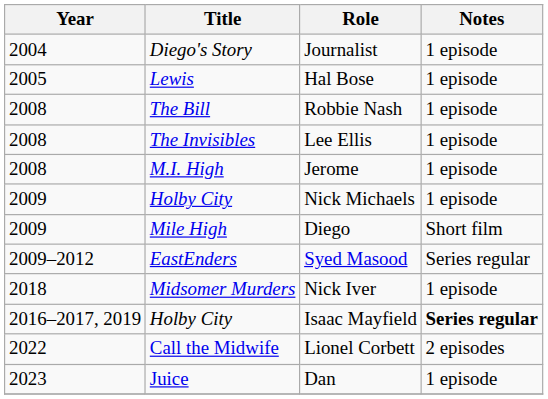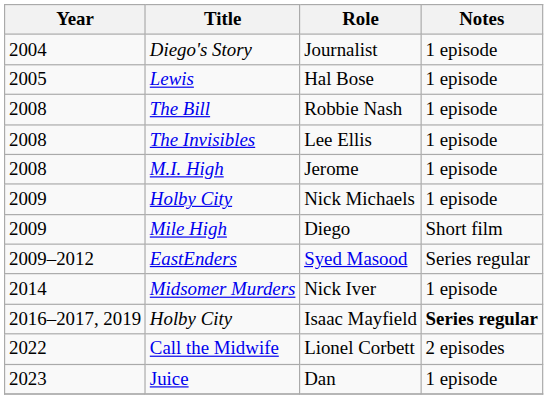(28, 288) 2018 -> (28, 288) 2014
